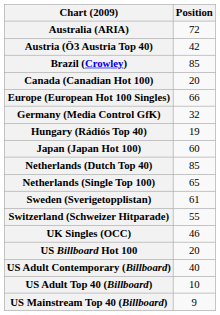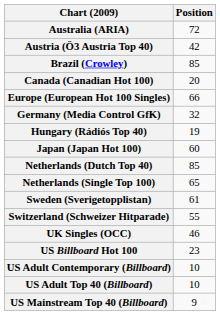(194, 251) 20 -> (194, 251) 23
(194, 268) 40 -> (194, 268) 10
